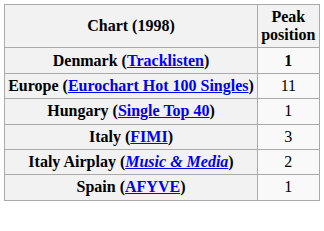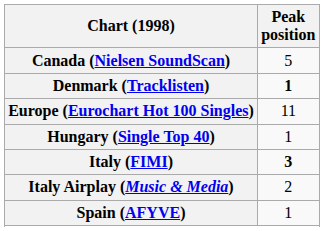+ row: (131, 60)
(288, 136) normal -> (288, 162) bold
